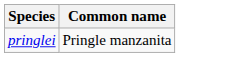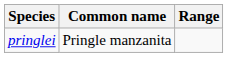+ column: (199, 16)
